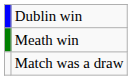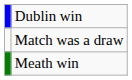rows swapped: (47, 39) <-> (69, 63)
